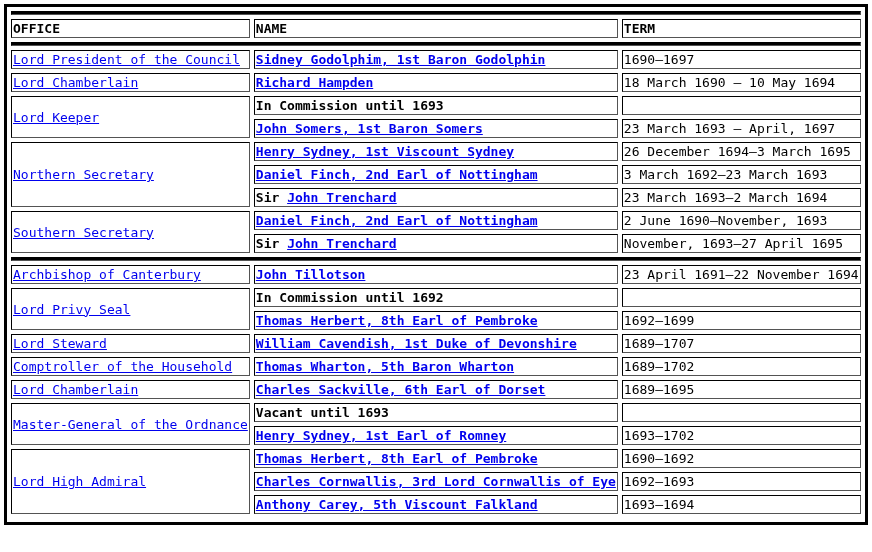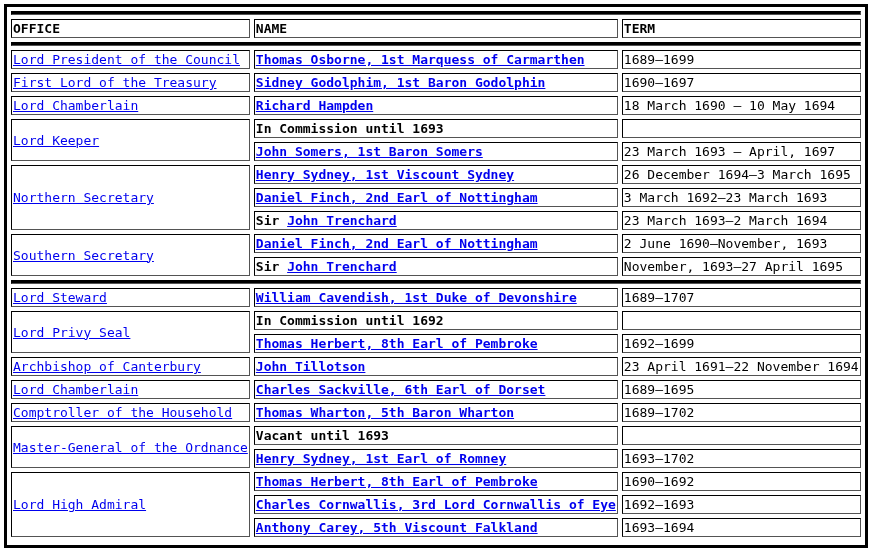+ row: (420, 60)
(126, 60) Lord President of the Council -> (115, 82) First Lord of the Treasury
rows swapped: (311, 274) <-> (416, 344)
rows swapped: (401, 390) <-> (385, 366)
